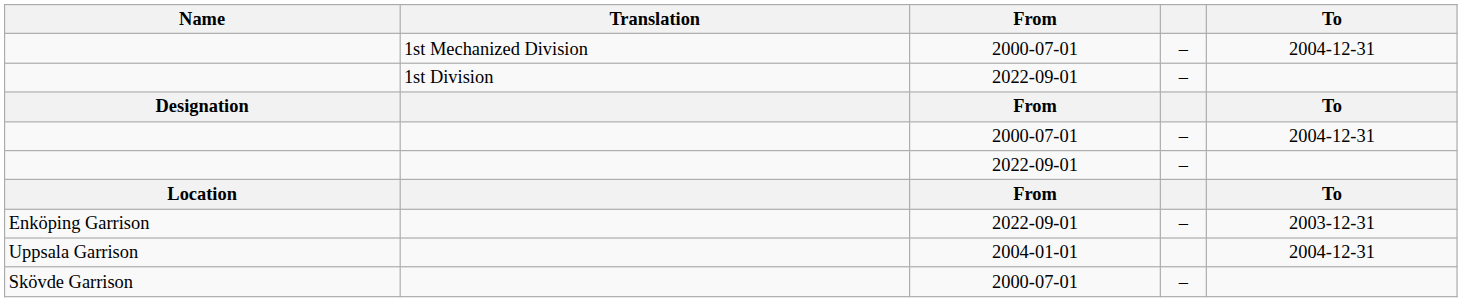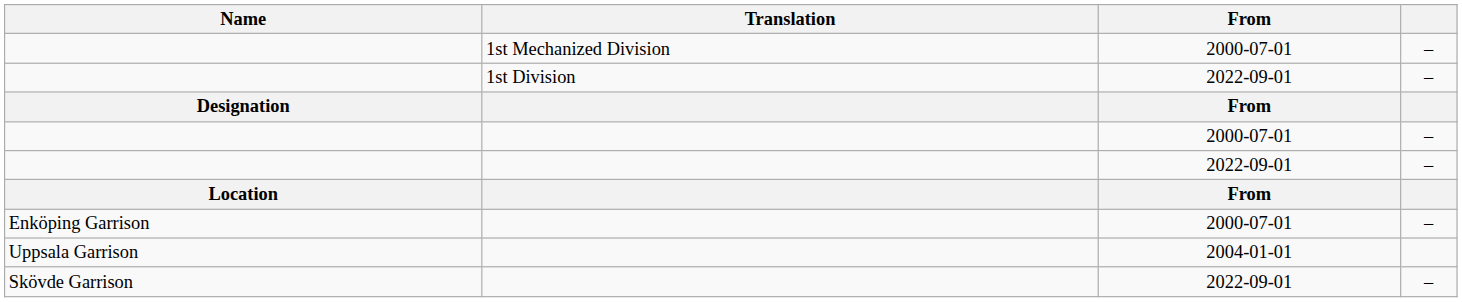- column: (1332, 19)
(1035, 223) 2022-09-01 -> (1249, 223) 2000-07-01
(1035, 281) 2000-07-01 -> (1249, 281) 2022-09-01
